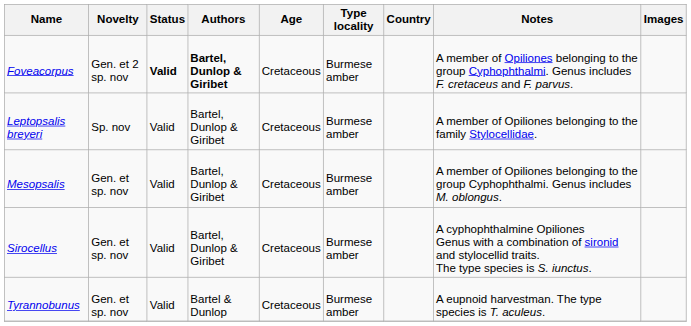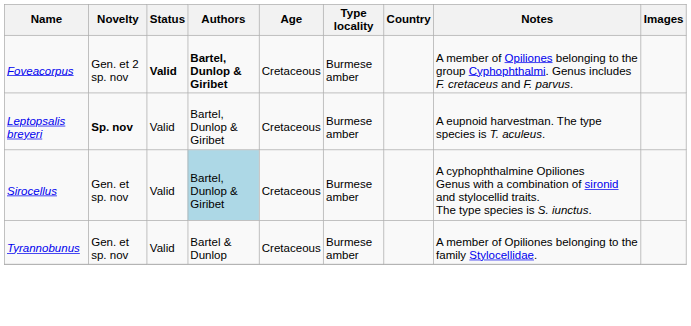(111, 127) normal -> (112, 127) bold
(537, 127) A member of Opiliones belonging to the family Stylocellidae. -> (519, 127) A eupnoid harvestman. The type species is T. aculeus.
- row: (36, 185)
(214, 248) no background -> (214, 191) lightblue background
(519, 305) A eupnoid harvestman. The type species is T. aculeus. -> (537, 248) A member of Opiliones belonging to the family Stylocellidae.
